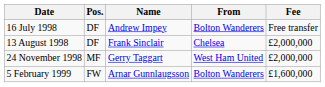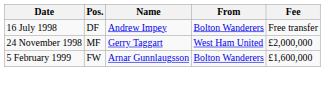- row: (37, 43)
